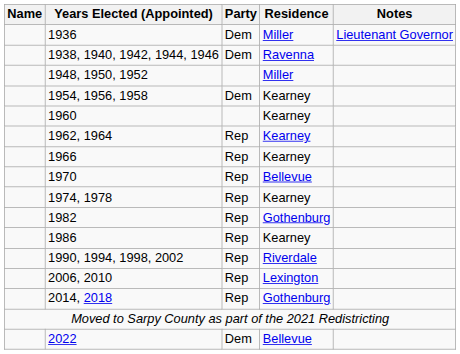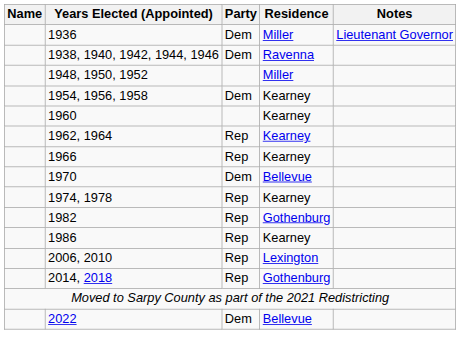(237, 177) Rep -> (238, 177) Dem
- row: (116, 258)
